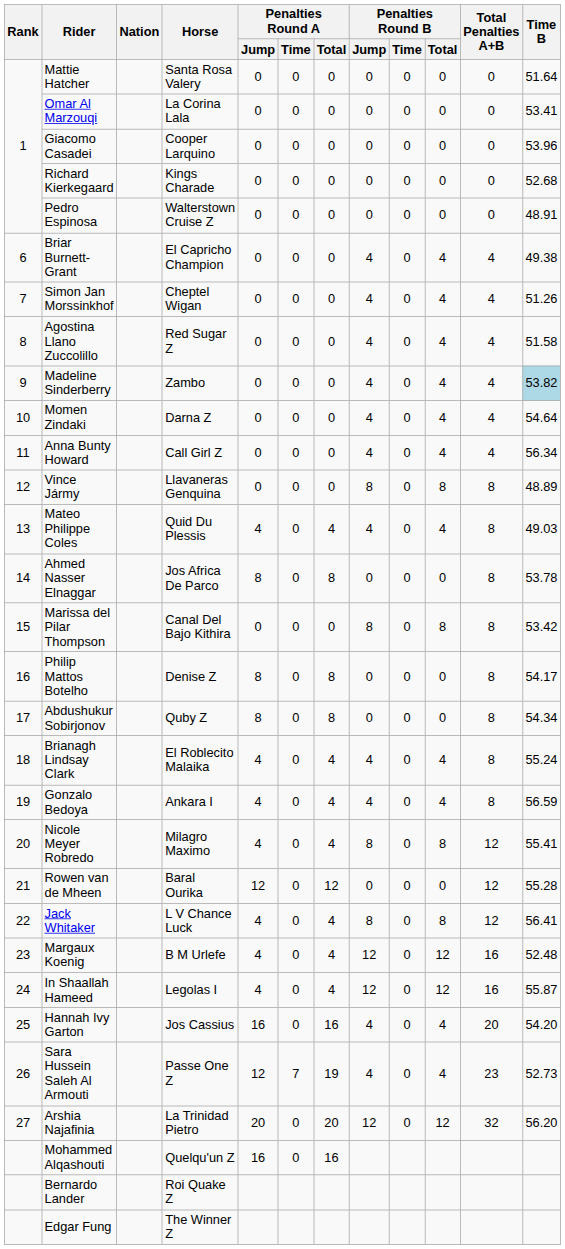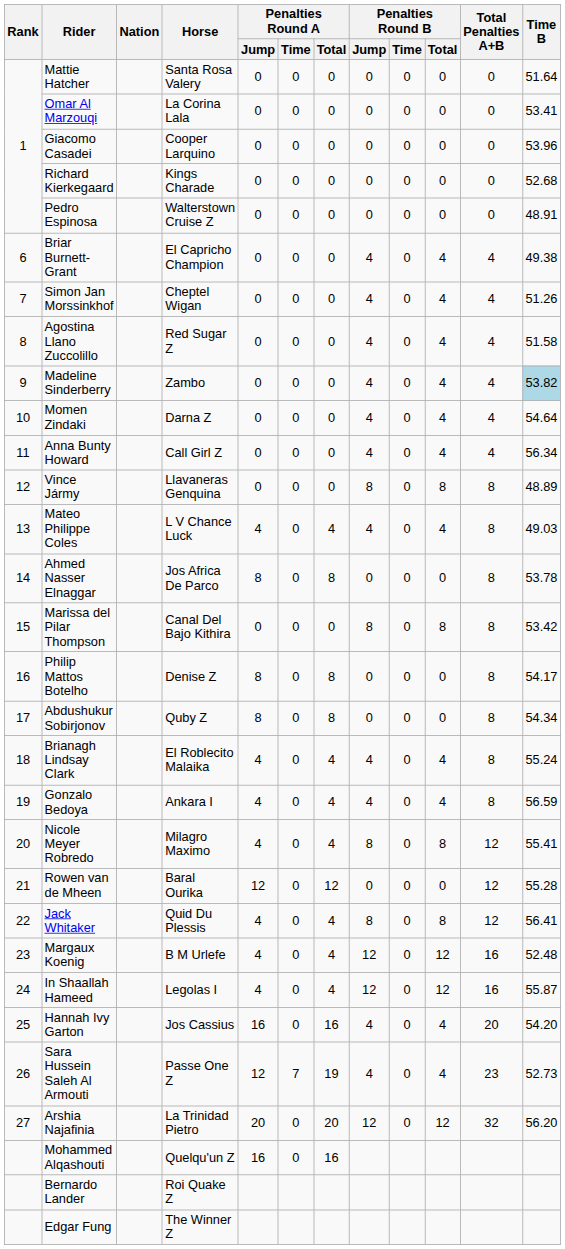(189, 529) Quid Du Plessis -> (198, 529) L V Chance Luck
(198, 920) L V Chance Luck -> (189, 920) Quid Du Plessis
